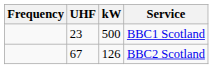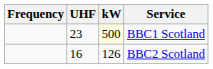(111, 34) no background -> (111, 34) lightyellow background
(76, 53) 67 -> (76, 53) 16
